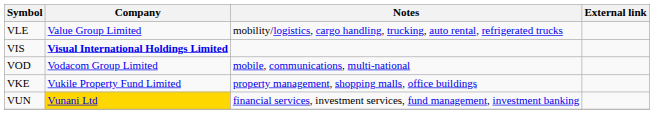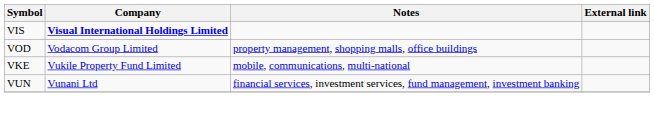- row: (18, 30)
(322, 65) mobile, communications, multi-national -> (355, 48) property management, shopping malls, office buildings
(355, 83) property management, shopping malls, office buildings -> (322, 65) mobile, communications, multi-national
(73, 100) gold background -> (73, 83) no background
